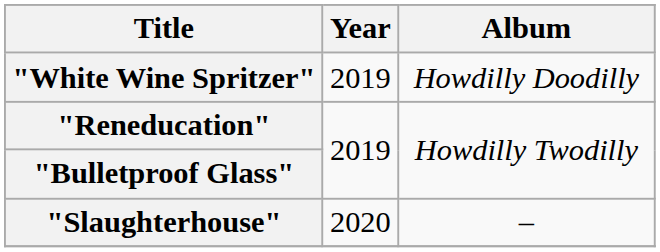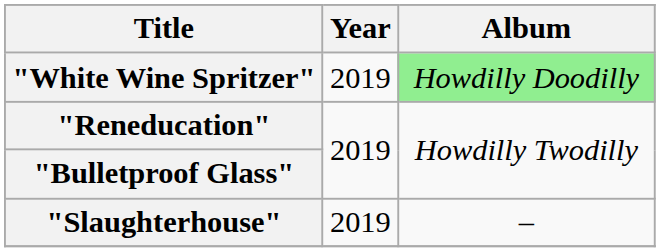(526, 76) no background -> (526, 76) lightgreen background
(360, 221) 2020 -> (360, 221) 2019
